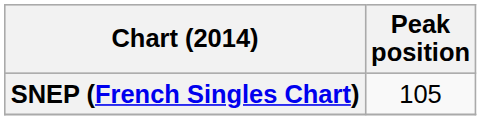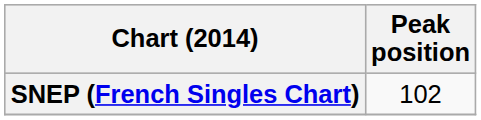(421, 93) 105 -> (421, 93) 102
